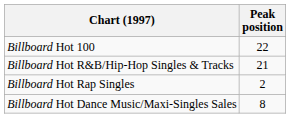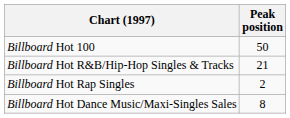(263, 46) 22 -> (263, 46) 50
